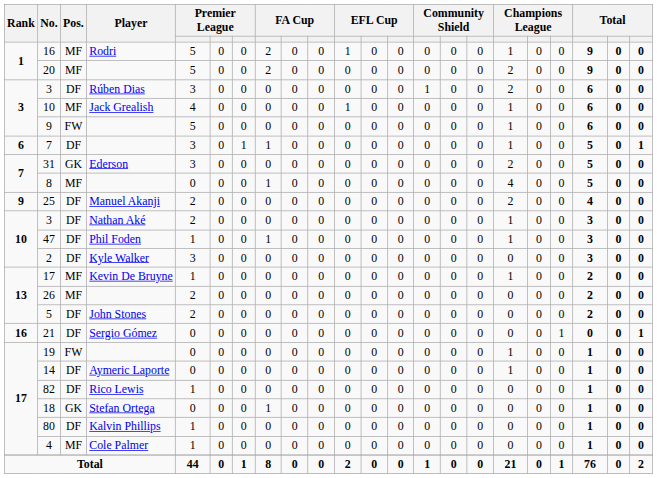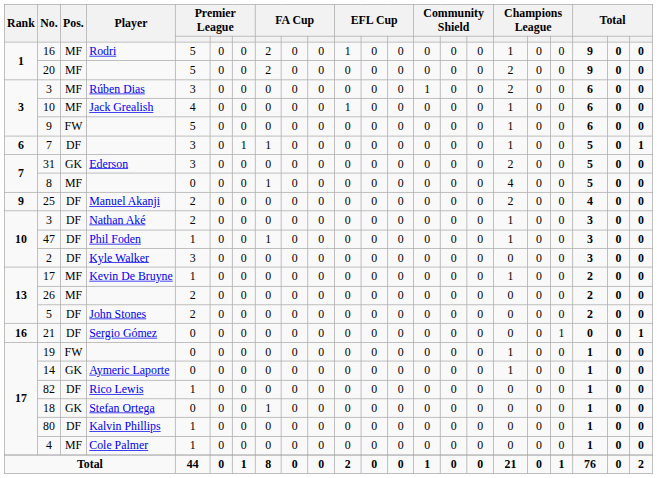(73, 88) DF -> (73, 88) MF
(73, 370) DF -> (73, 370) GK
